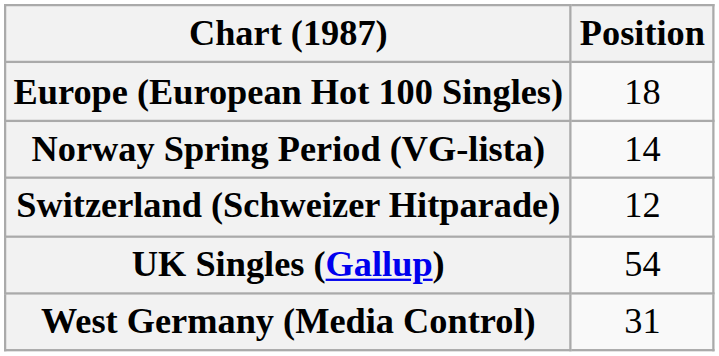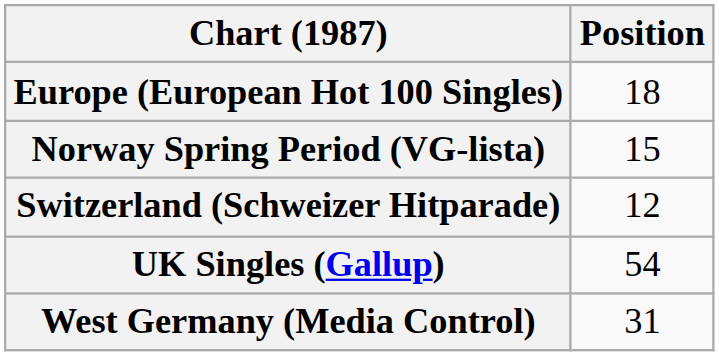(642, 148) 14 -> (642, 148) 15
